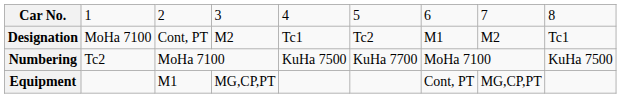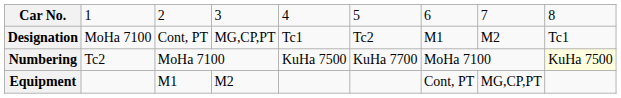(224, 37) M2 -> (245, 37) MG,CP,PT
(580, 59) no background -> (580, 59) lightyellow background
(245, 81) MG,CP,PT -> (224, 81) M2
